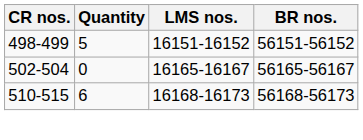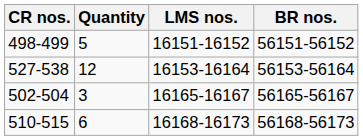+ row: (39, 69)
(83, 69) 0 -> (83, 95) 3
